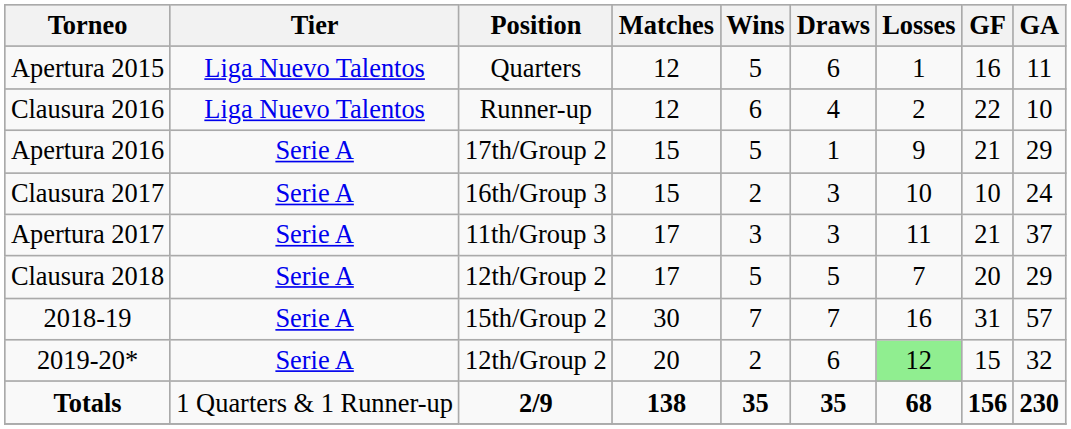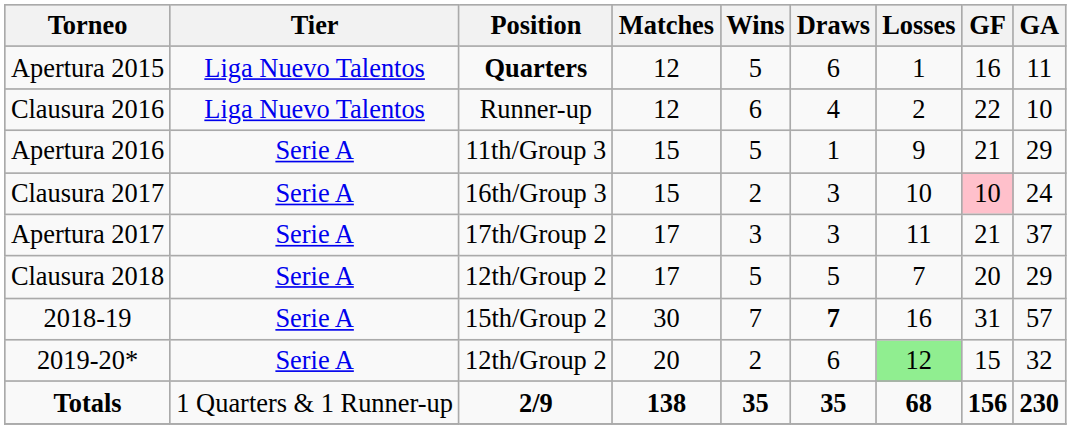(536, 67) normal -> (536, 67) bold
(536, 151) 17th/Group 2 -> (536, 151) 11th/Group 3
(987, 192) no background -> (987, 192) pink background
(536, 234) 11th/Group 3 -> (536, 234) 17th/Group 2
(833, 318) normal -> (833, 318) bold
